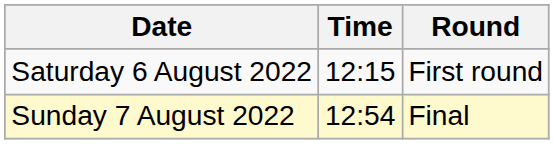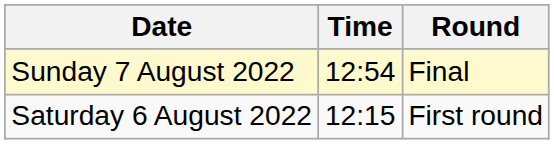rows swapped: (162, 71) <-> (153, 116)
